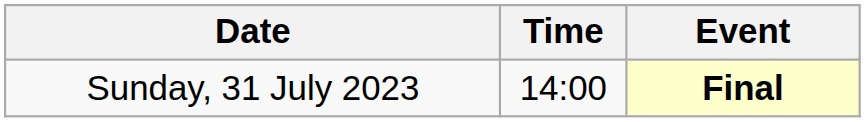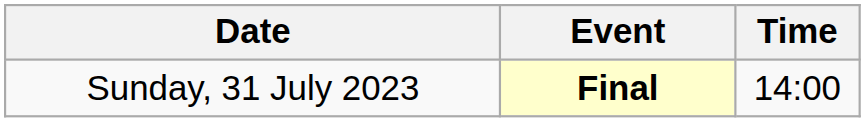columns swapped: (563, 32) <-> (743, 32)
